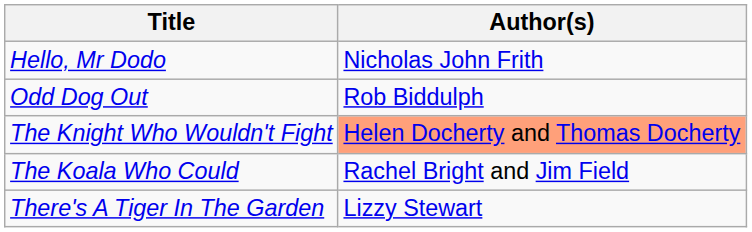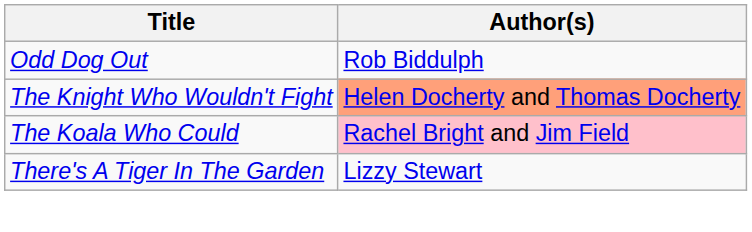- row: (88, 60)
(486, 171) no background -> (486, 134) pink background
